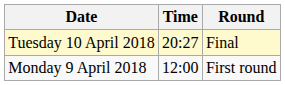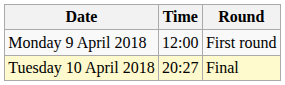rows swapped: (77, 67) <-> (81, 42)
